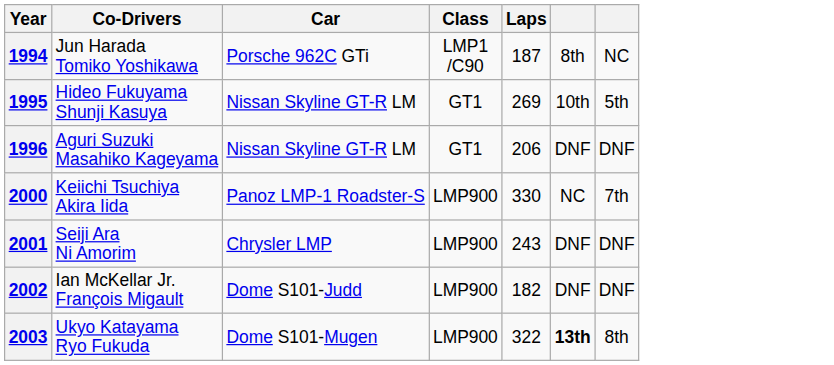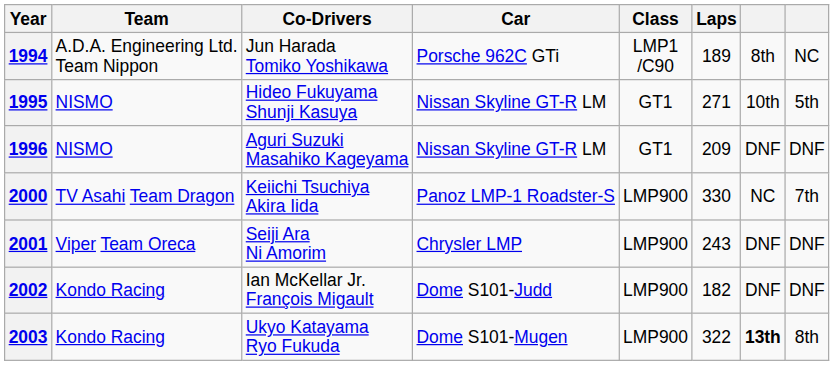+ column: (147, 19)
(526, 56) 187 -> (716, 56) 189
(526, 103) 269 -> (716, 103) 271
(526, 150) 206 -> (716, 150) 209
